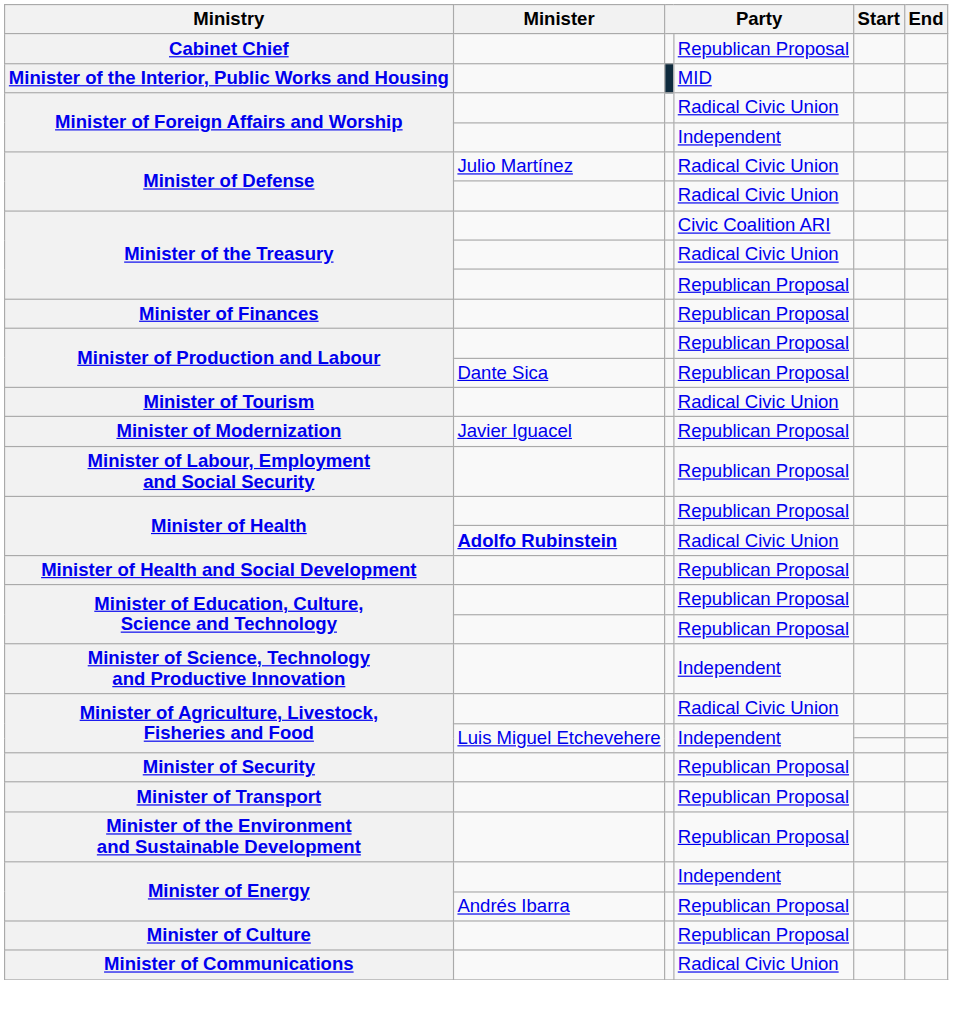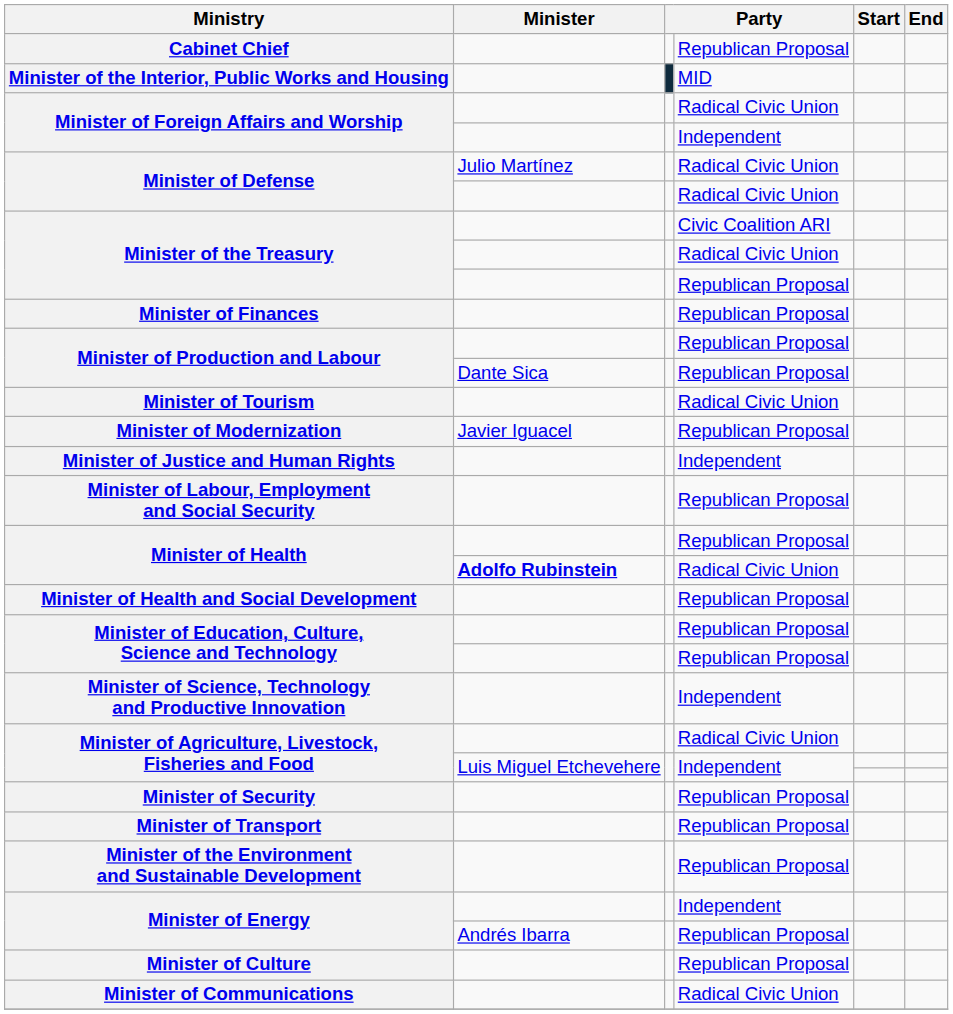+ row: (229, 460)
